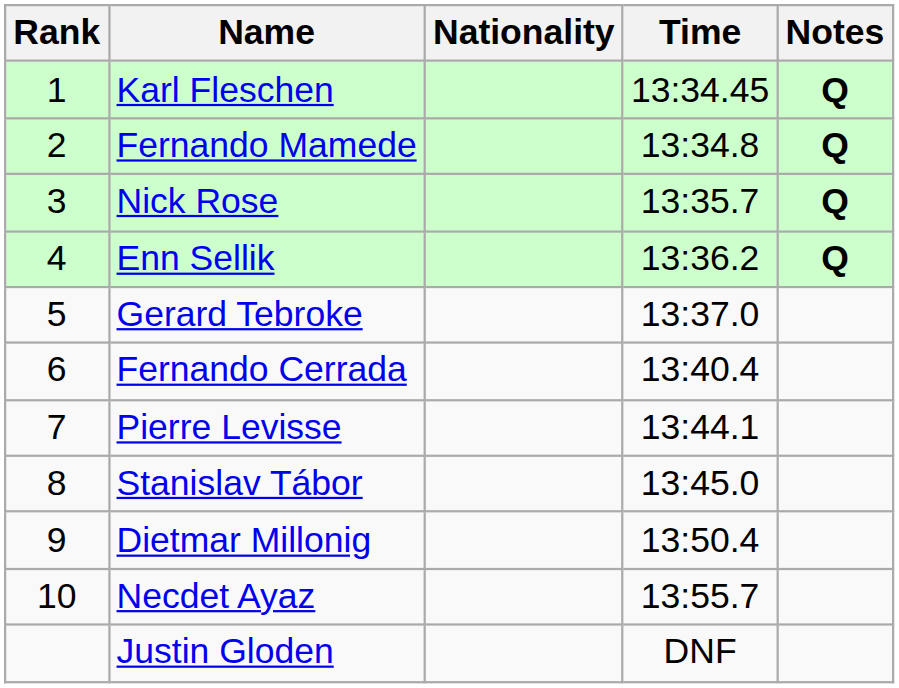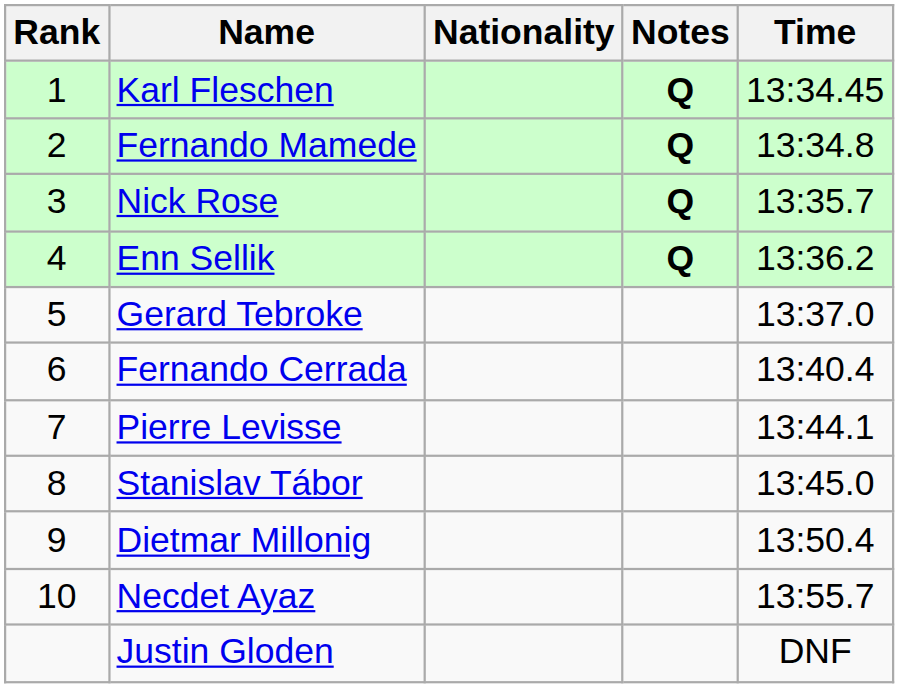columns swapped: (700, 32) <-> (835, 32)
